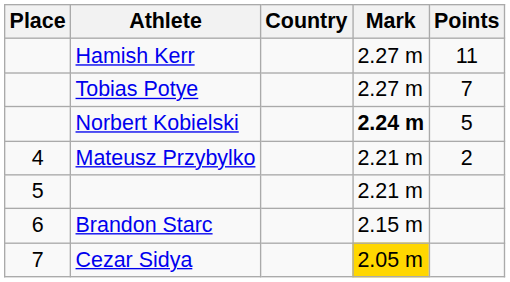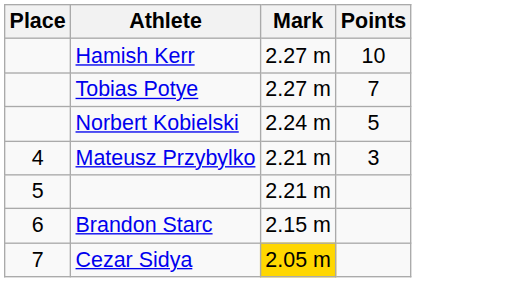- column: (306, 21)
(467, 55) 11 -> (374, 55) 10
(391, 123) bold -> (298, 123) normal
(467, 157) 2 -> (374, 157) 3
